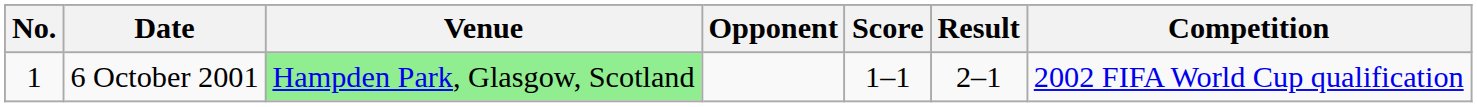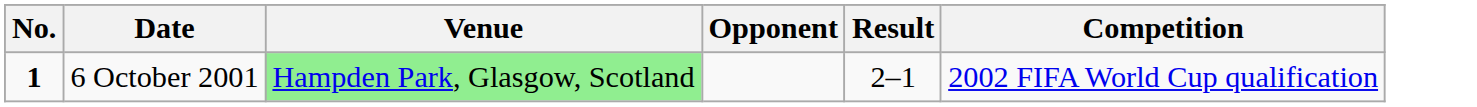- column: (888, 28)
(34, 76) normal -> (34, 76) bold
